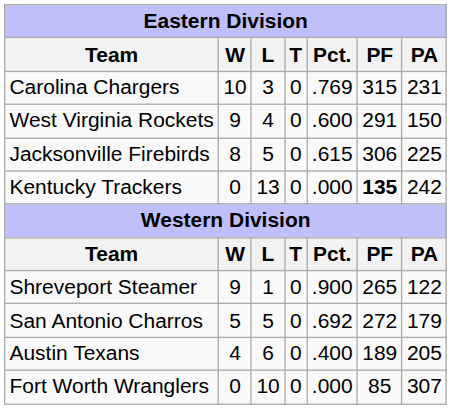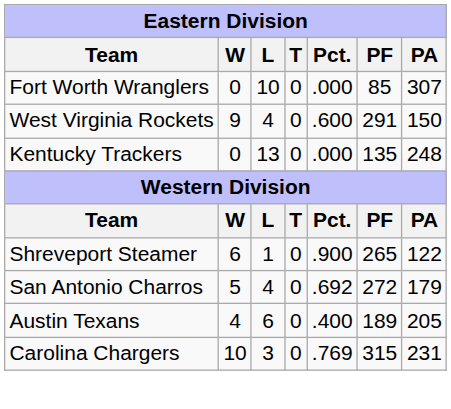rows swapped: (95, 87) <-> (109, 386)
- row: (110, 154)
(380, 187) bold -> (380, 154) normal
(424, 187) 242 -> (424, 154) 248
(235, 287) 9 -> (235, 253) 6
(268, 320) 5 -> (268, 287) 4
